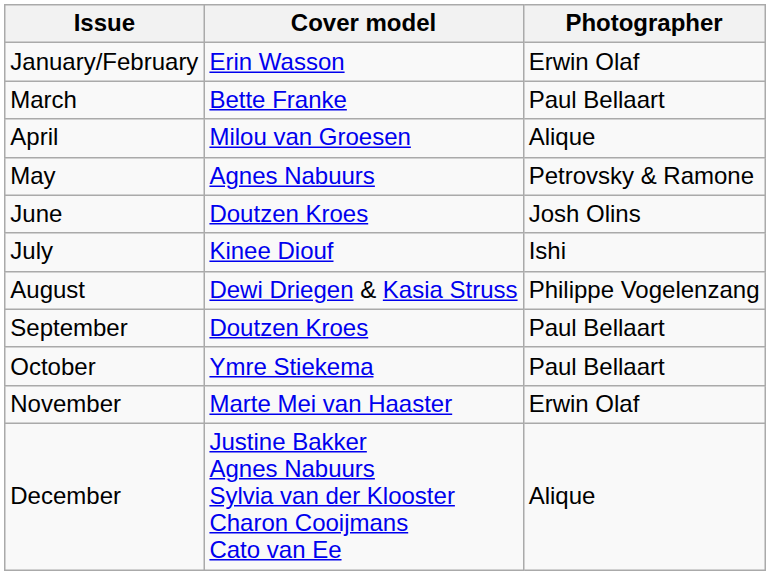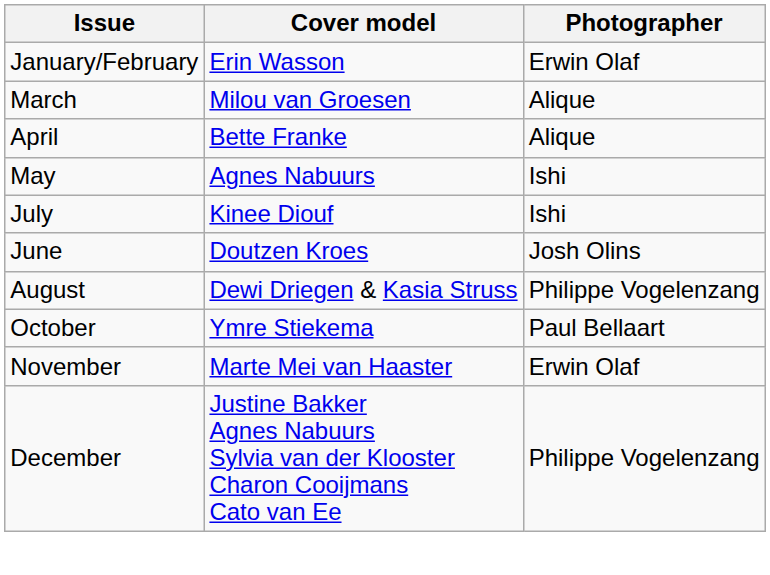(278, 99) Bette Franke -> (310, 99) Milou van Groesen
(597, 99) Paul Bellaart -> (562, 99) Alique
(310, 137) Milou van Groesen -> (278, 137) Bette Franke
(641, 175) Petrovsky & Ramone -> (547, 175) Ishi
rows swapped: (36, 213) <-> (32, 251)
- row: (69, 328)
(562, 496) Alique -> (644, 458) Philippe Vogelenzang
